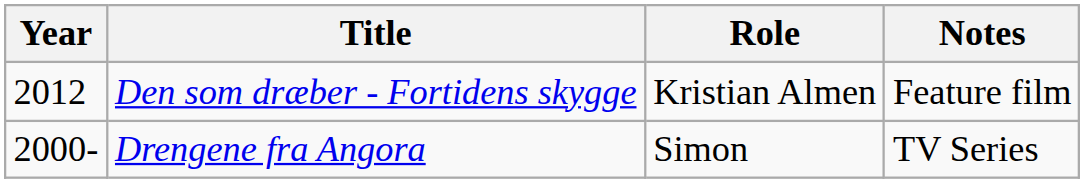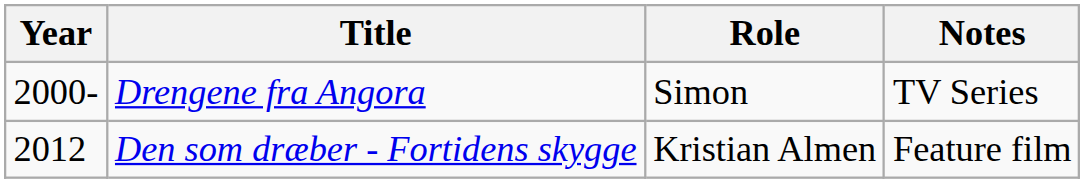rows swapped: (270, 148) <-> (376, 90)
